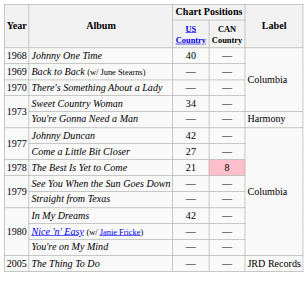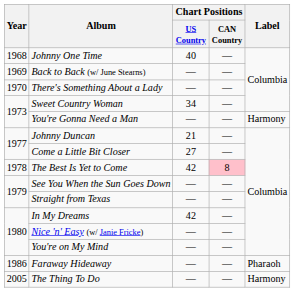(191, 135) 42 -> (191, 135) 21
(191, 167) 21 -> (191, 167) 42
+ row: (71, 263)
(274, 263) JRD Records -> (266, 279) Harmony
